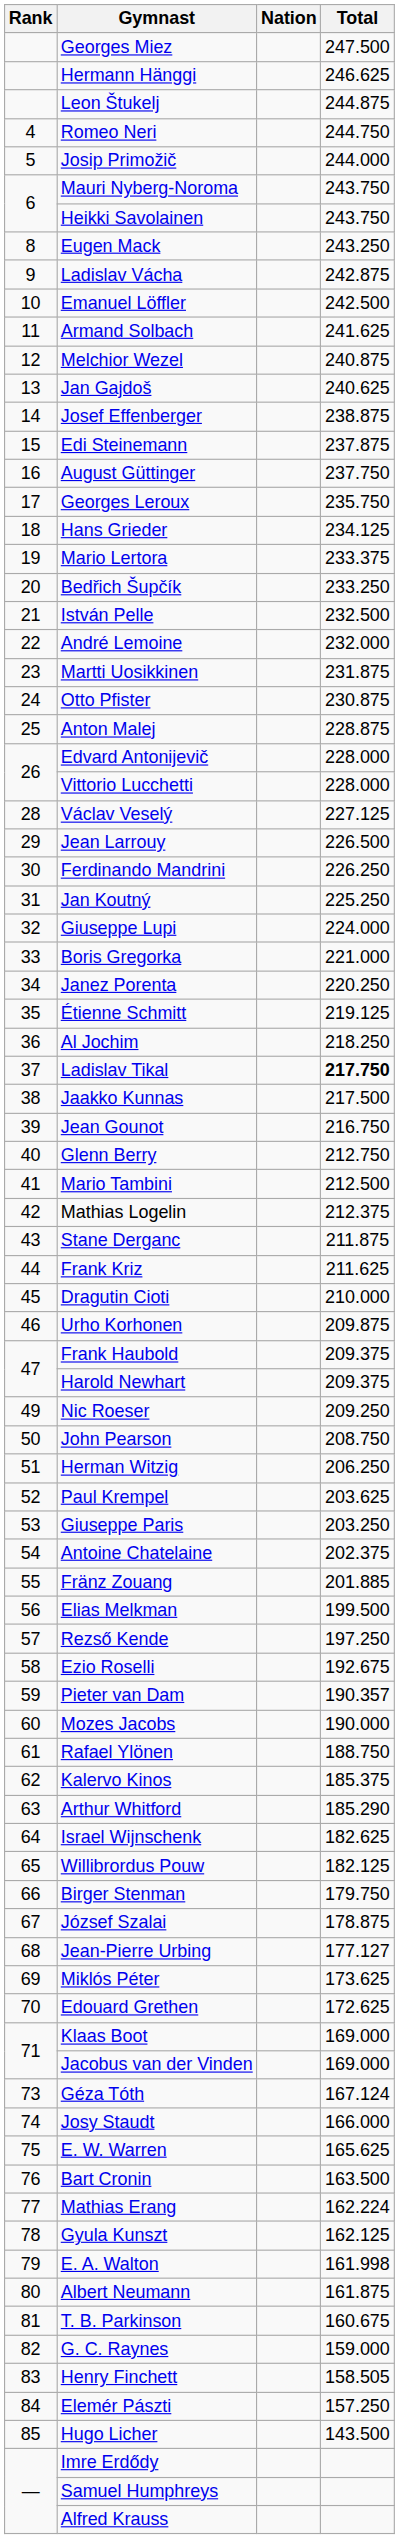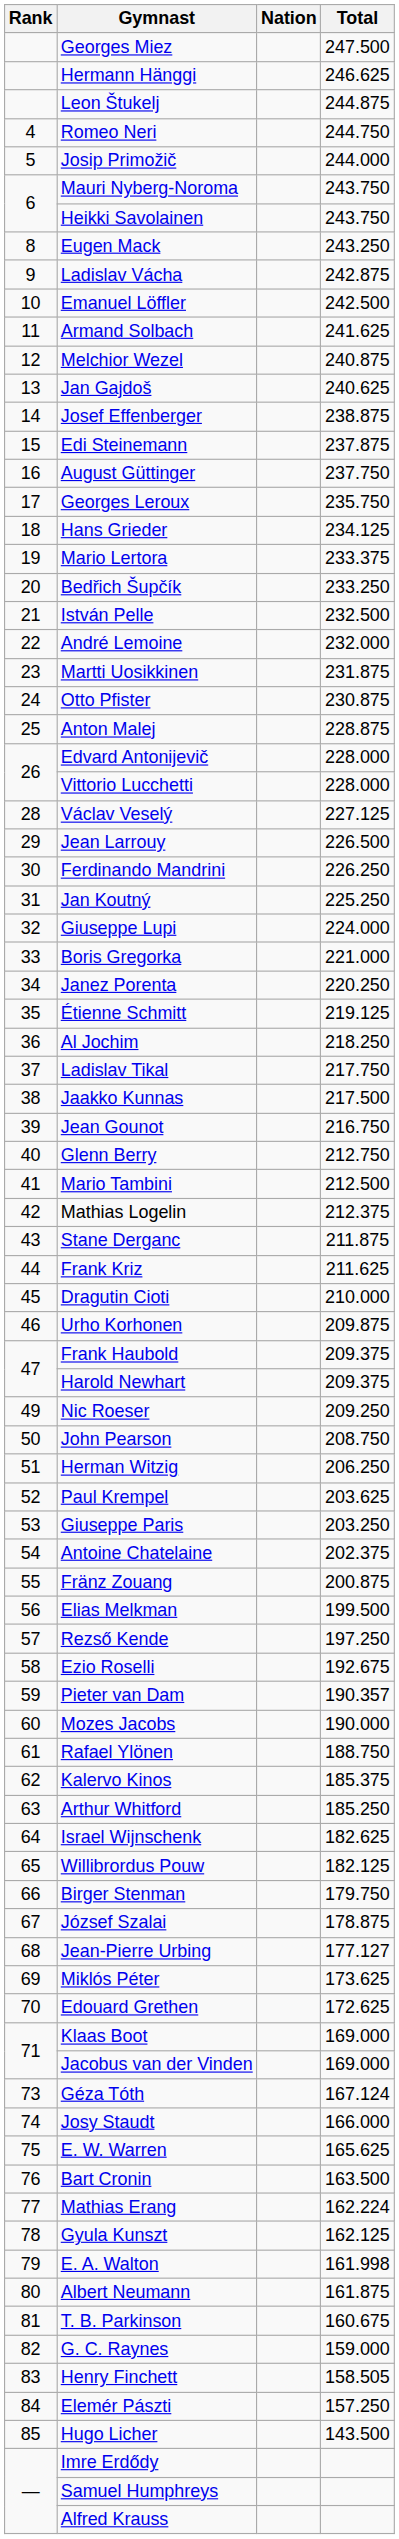(357, 1070) bold -> (357, 1070) normal
(357, 1581) 201.885 -> (357, 1581) 200.875
(357, 1809) 185.290 -> (357, 1809) 185.250
